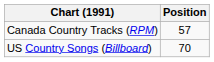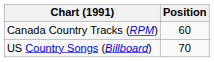(185, 30) 57 -> (185, 30) 60
